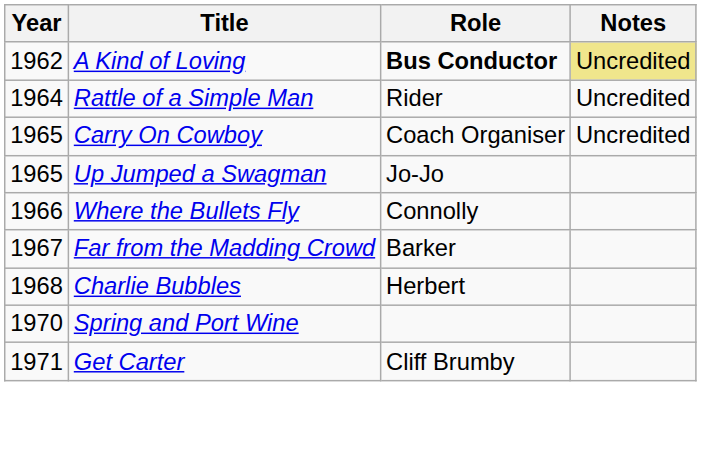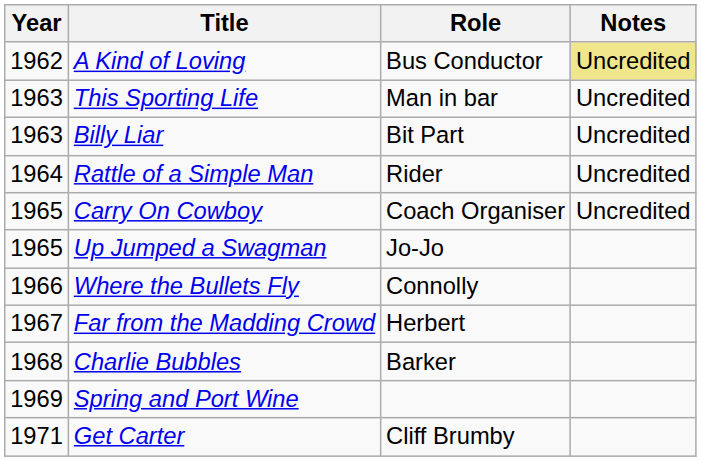(472, 60) bold -> (464, 60) normal
+ row: (166, 98)
+ row: (119, 135)
(421, 248) Barker -> (426, 323) Herbert
(426, 286) Herbert -> (421, 361) Barker
(37, 323) 1970 -> (37, 398) 1969
